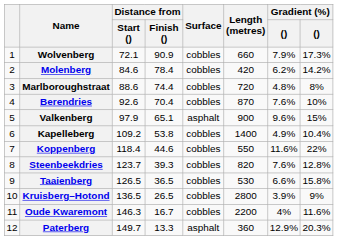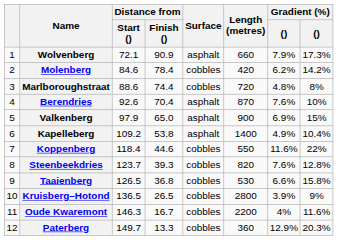(203, 54) cobbles -> (203, 54) asphalt
(203, 102) cobbles -> (203, 102) asphalt
(164, 117) 65.1 -> (164, 117) 65.0
(284, 117) 9.6% -> (284, 117) 6.9%
(203, 133) cobbles -> (203, 133) asphalt
(164, 180) 36.5 -> (164, 180) 36.8
(203, 228) asphalt -> (203, 228) cobbles
